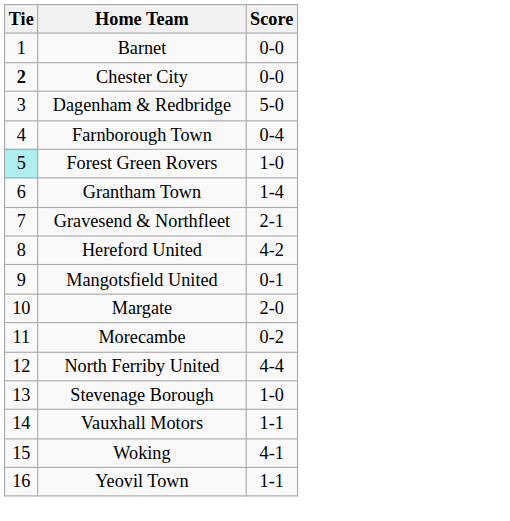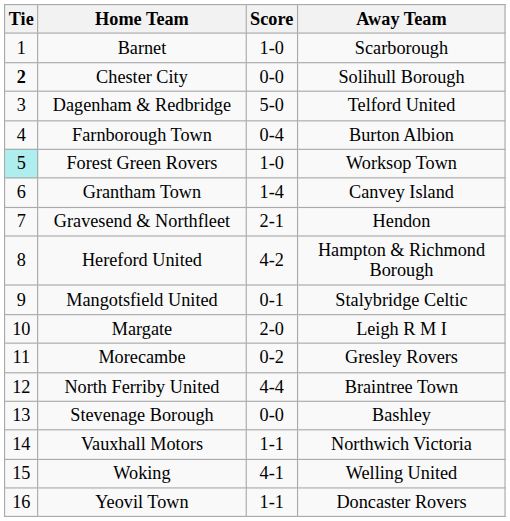+ column: (401, 18)
(272, 47) 0-0 -> (272, 47) 1-0
(272, 395) 1-0 -> (272, 415) 0-0
